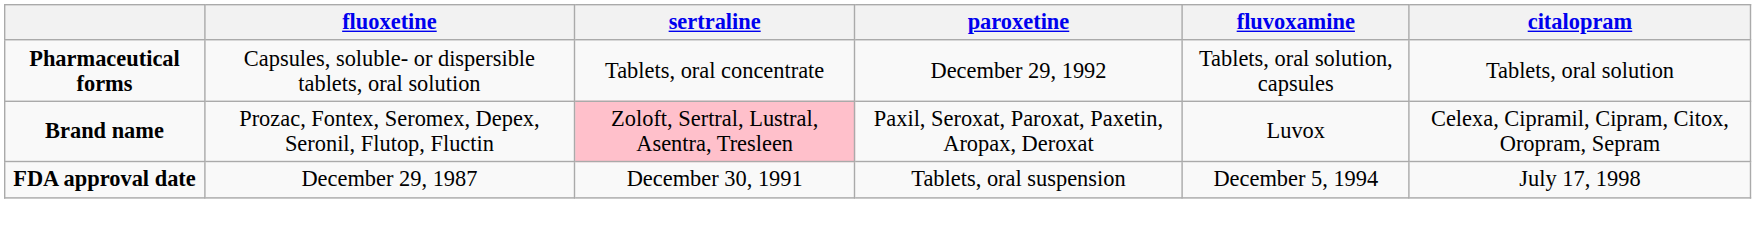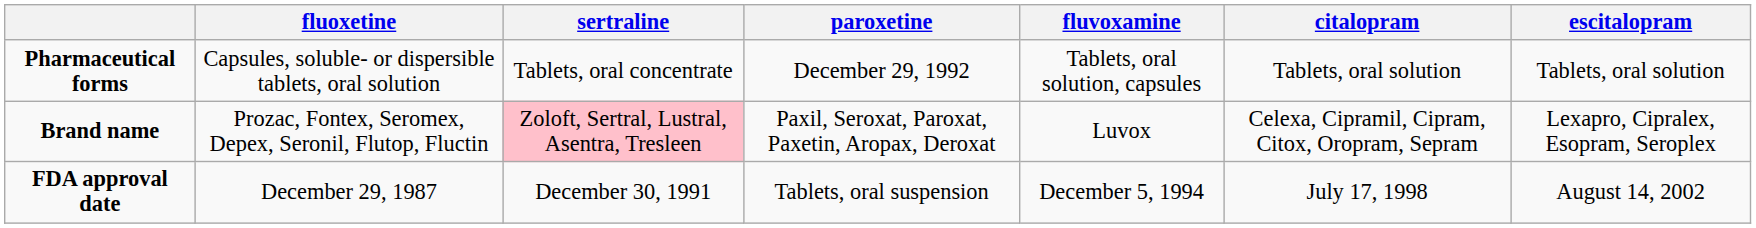+ column: (1631, 22)
